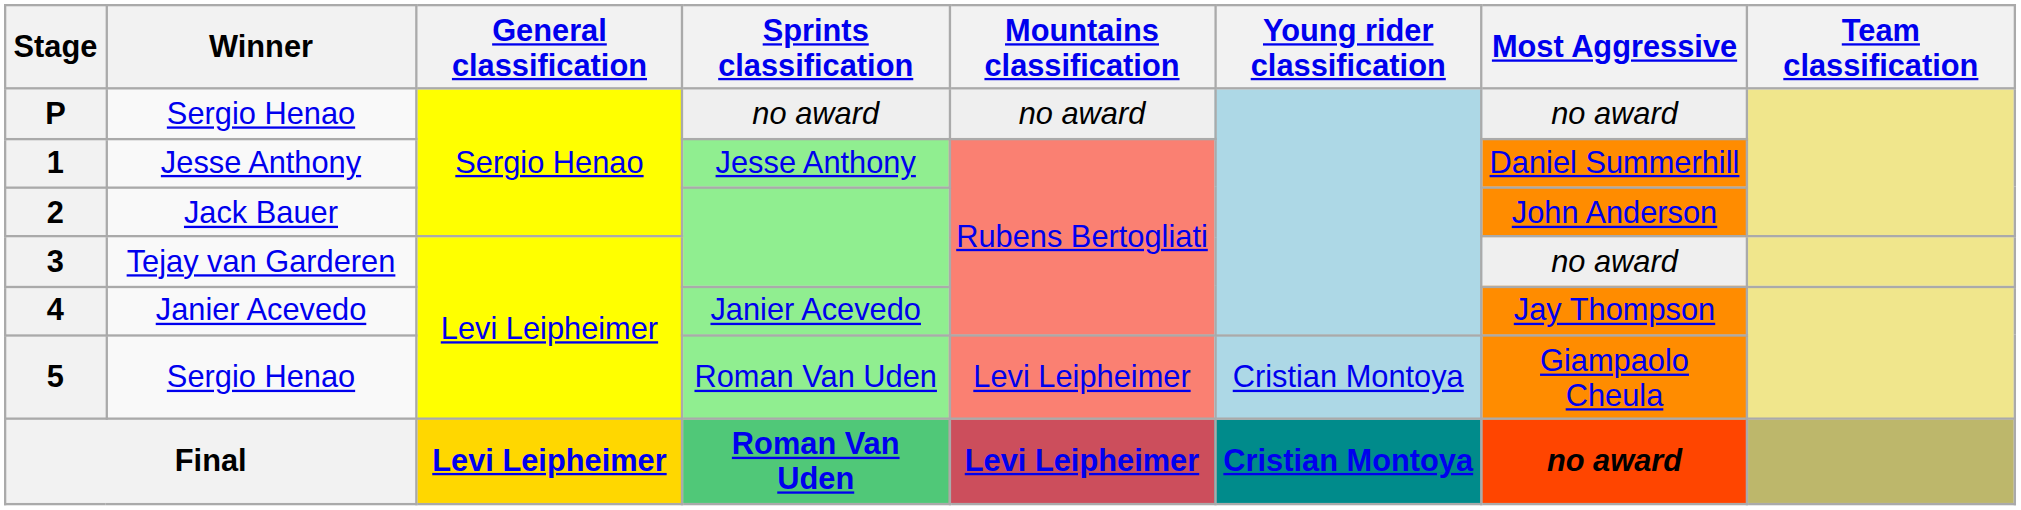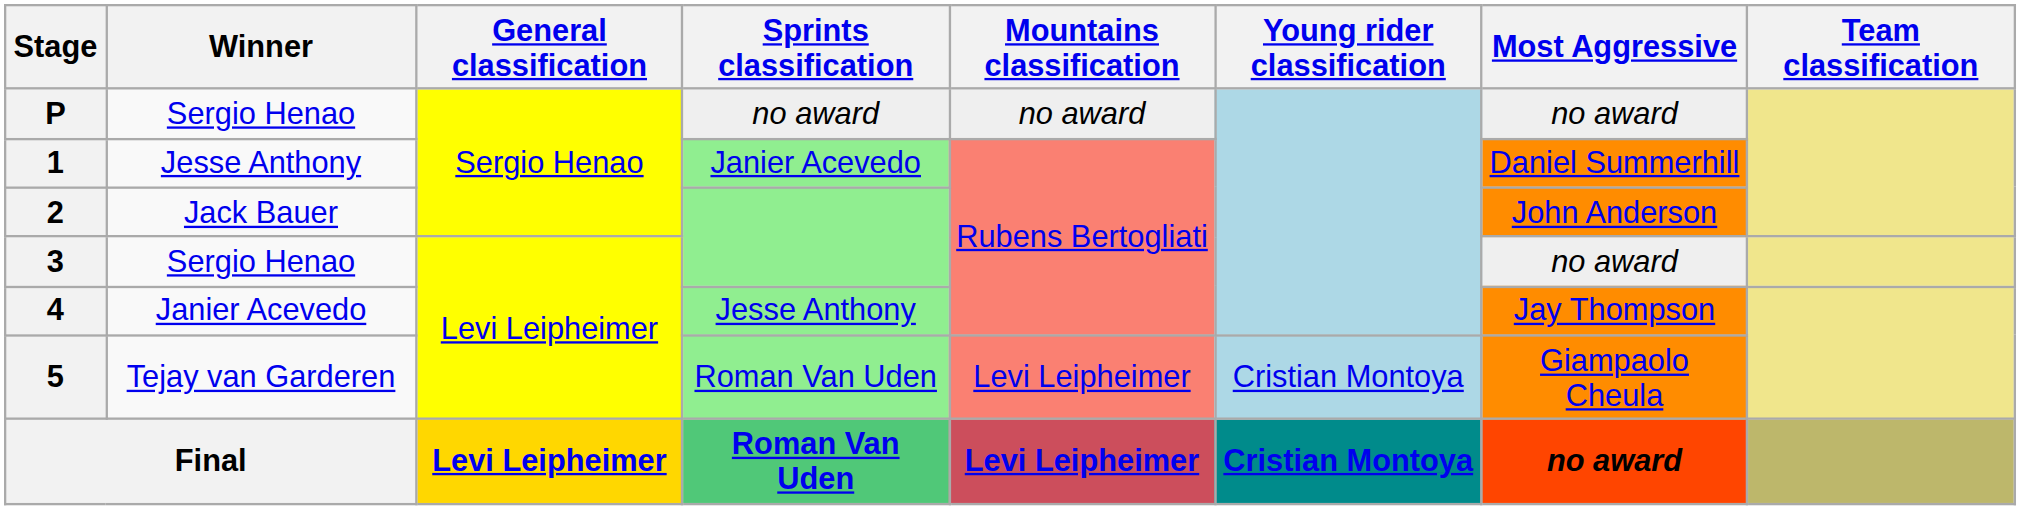(816, 163) Jesse Anthony -> (816, 163) Janier Acevedo
(261, 262) Tejay van Garderen -> (261, 262) Sergio Henao
(816, 311) Janier Acevedo -> (816, 311) Jesse Anthony
(261, 377) Sergio Henao -> (261, 377) Tejay van Garderen
